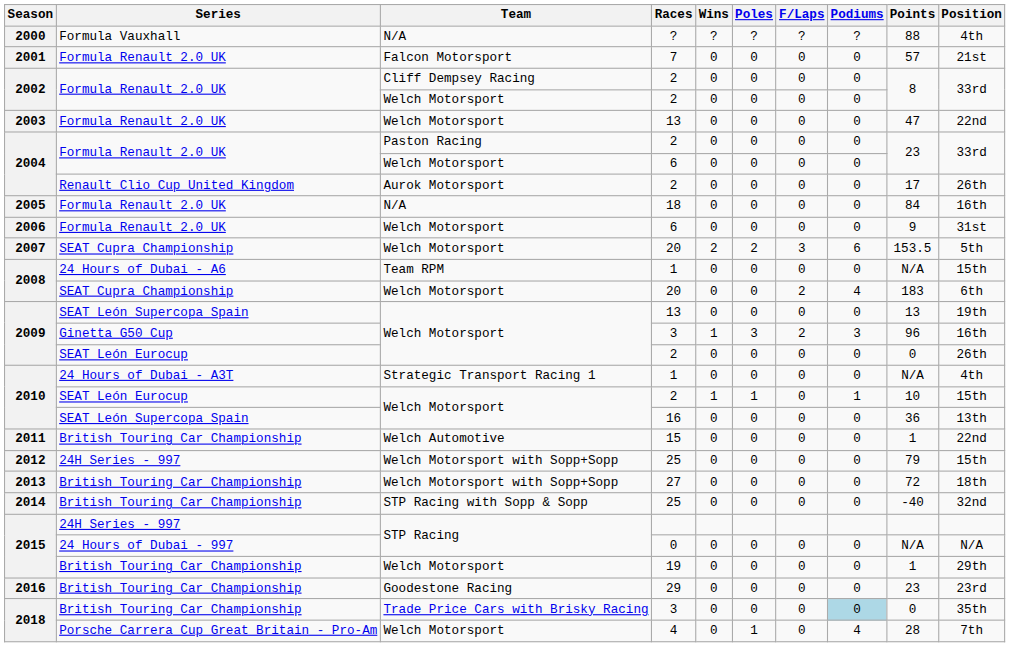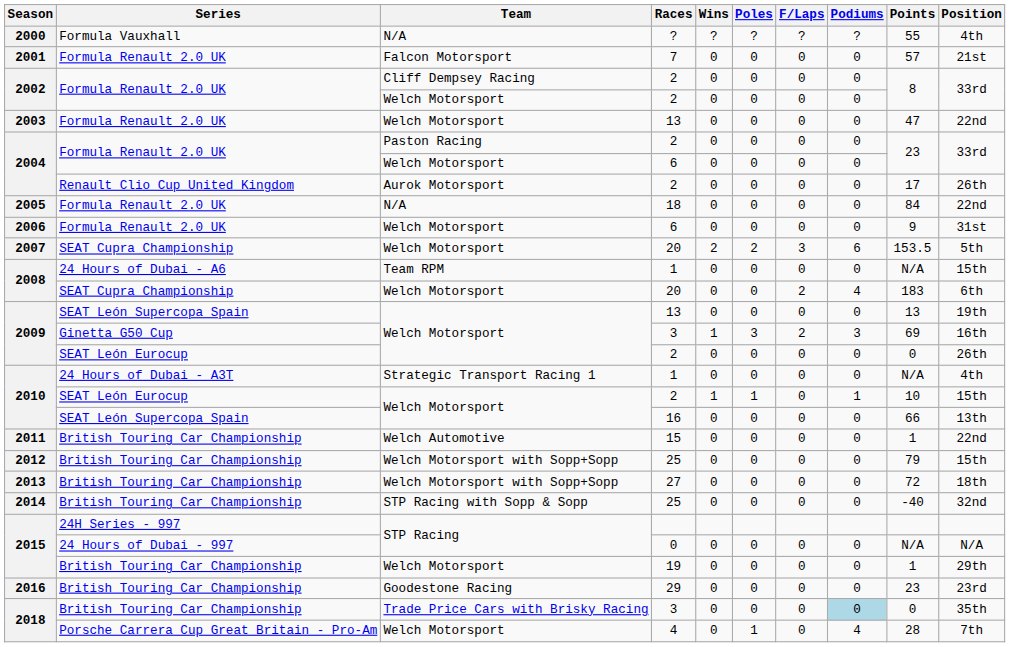(912, 36) 88 -> (912, 36) 55
(972, 206) 16th -> (972, 206) 22nd
(912, 333) 96 -> (912, 333) 69
(912, 418) 36 -> (912, 418) 66
(120, 461) 24H Series - 997 -> (180, 461) British Touring Car Championship
